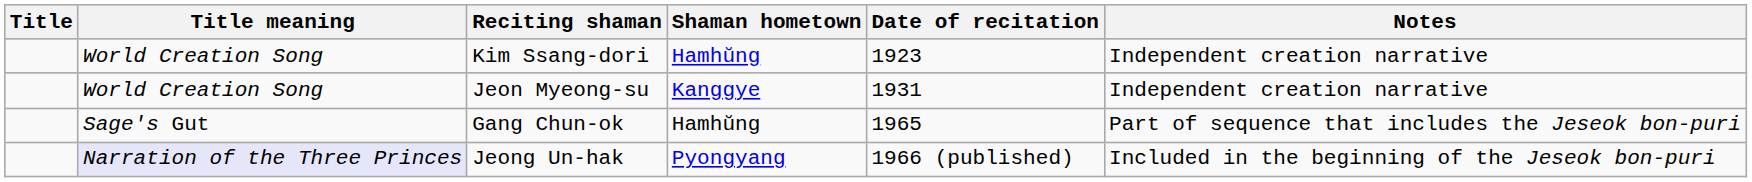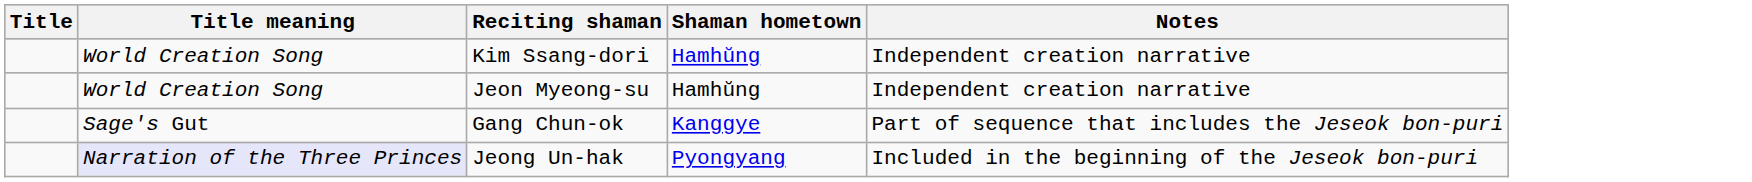- column: (985, 22)
(716, 91) Kanggye -> (716, 91) Hamhŭng
(716, 125) Hamhŭng -> (716, 125) Kanggye
